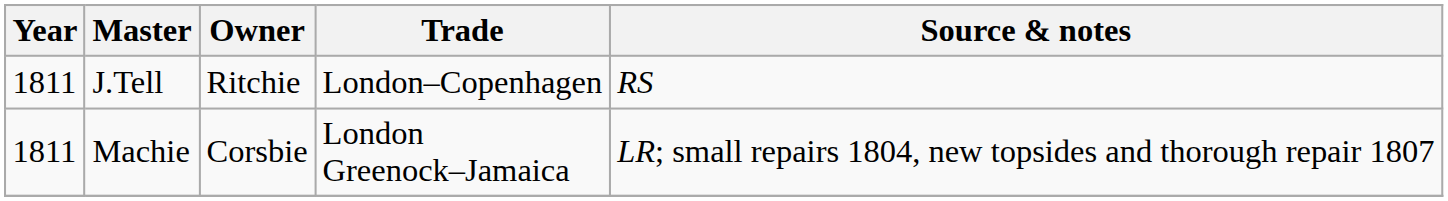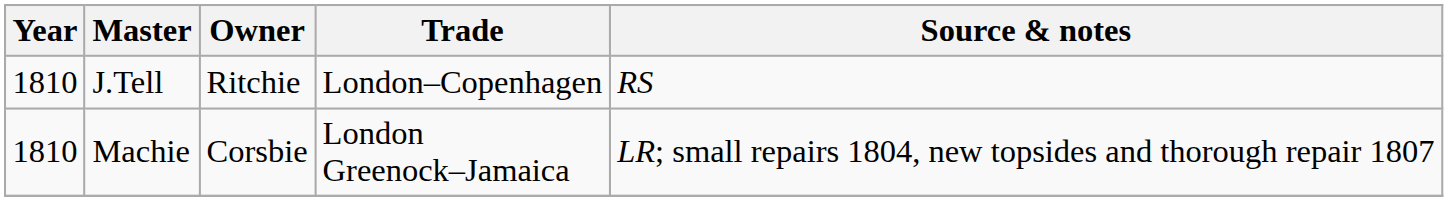(44, 81) 1811 -> (45, 81) 1810
(44, 151) 1811 -> (45, 151) 1810
